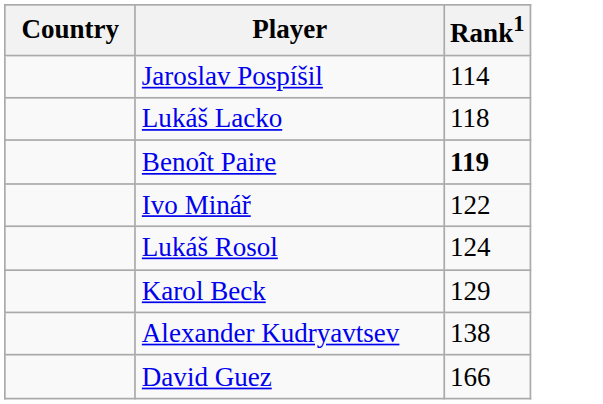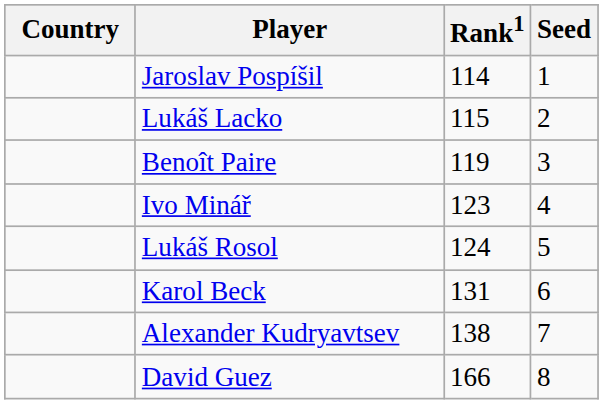+ column: (564, 29)
(470, 119) 118 -> (470, 119) 115
(470, 161) bold -> (470, 161) normal
(470, 204) 122 -> (470, 204) 123
(470, 290) 129 -> (470, 290) 131
